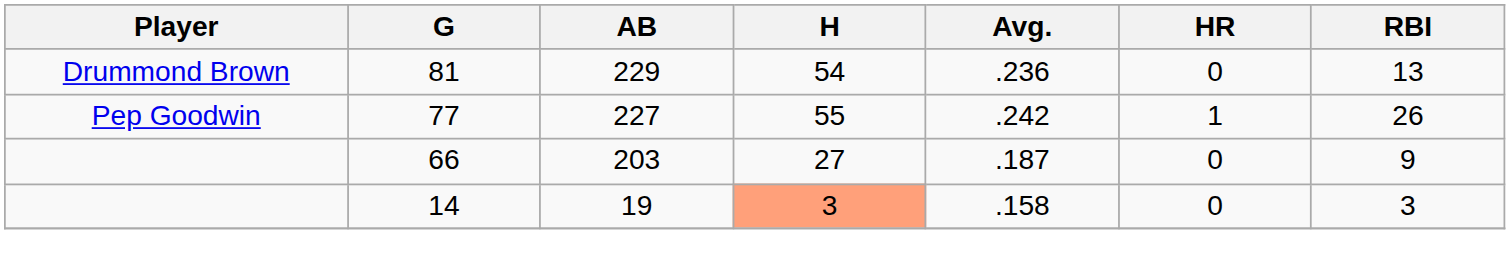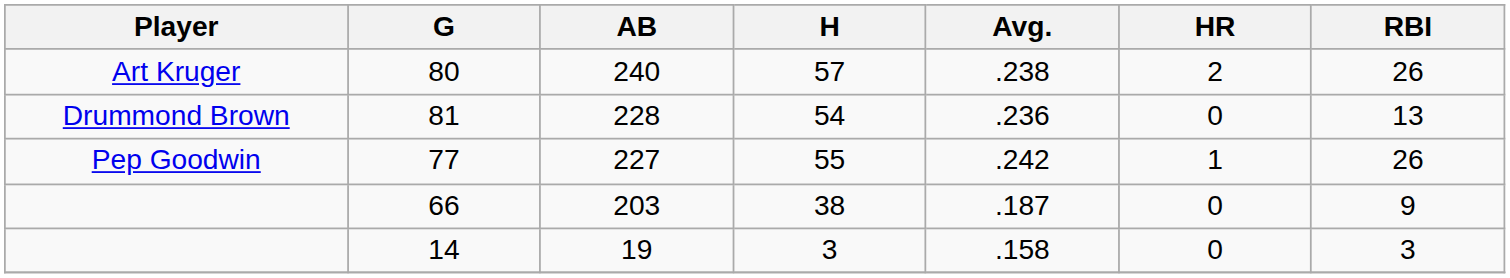+ row: (444, 71)
(637, 71) 229 -> (637, 116) 228
(830, 160) 27 -> (830, 205) 38
(830, 205) lightsalmon background -> (830, 250) no background
